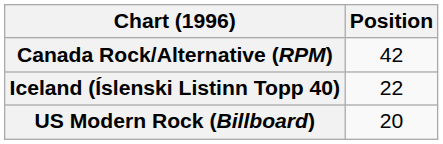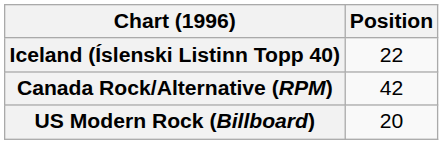rows swapped: (175, 54) <-> (175, 88)
